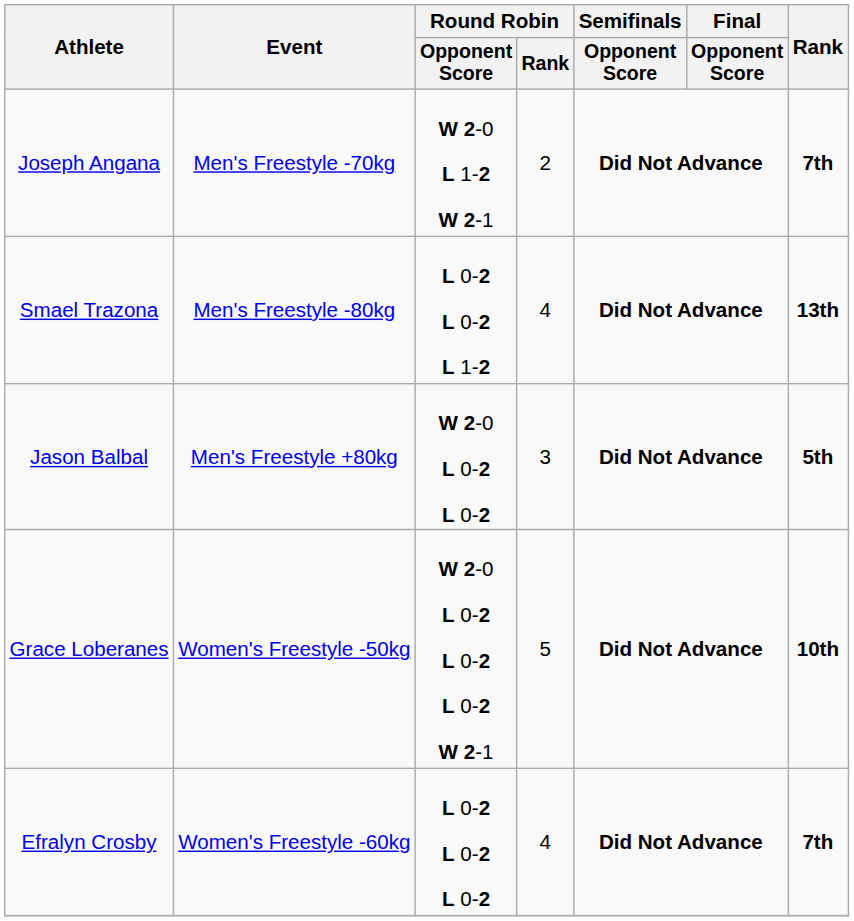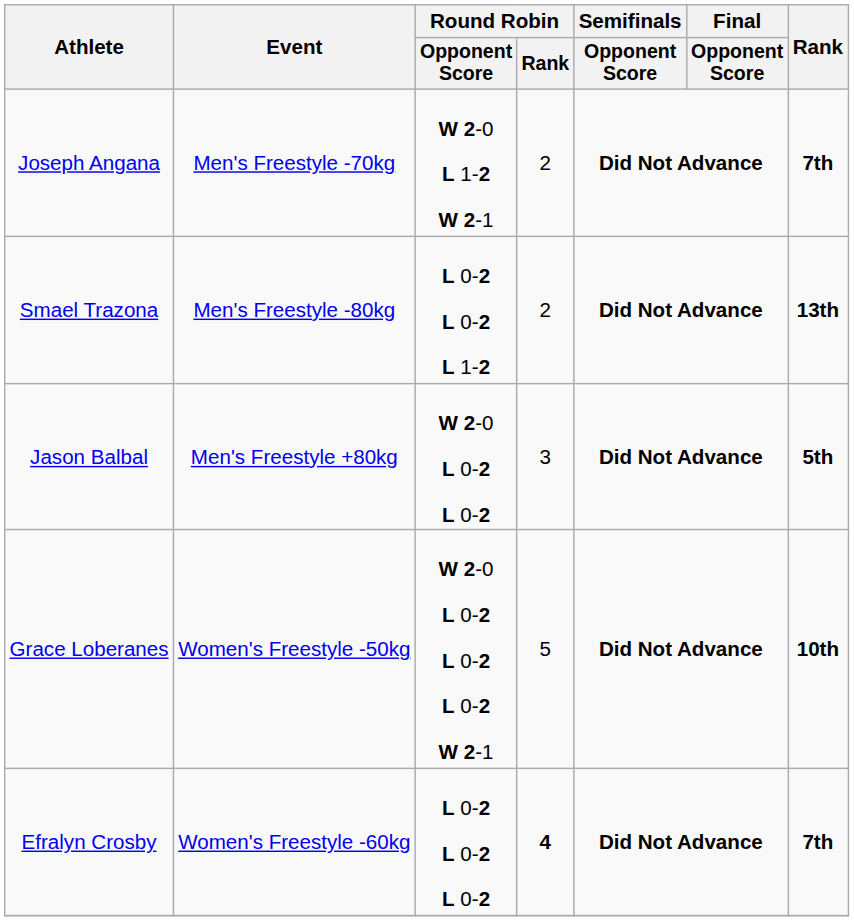(545, 310) 4 -> (545, 310) 2
(545, 843) normal -> (545, 843) bold
